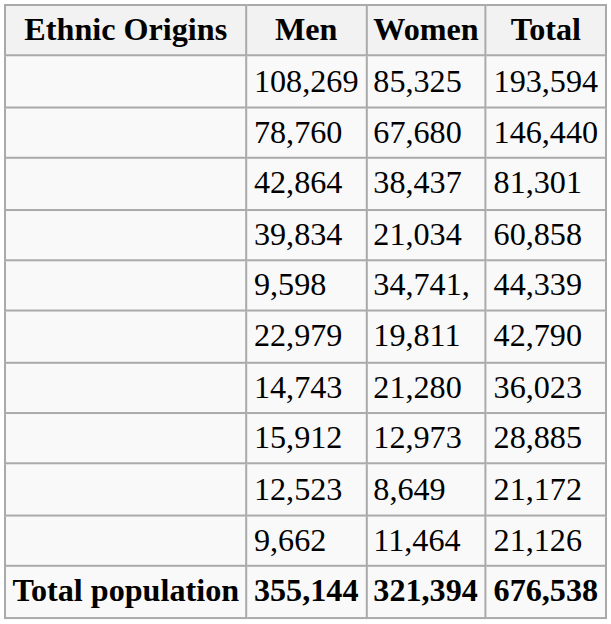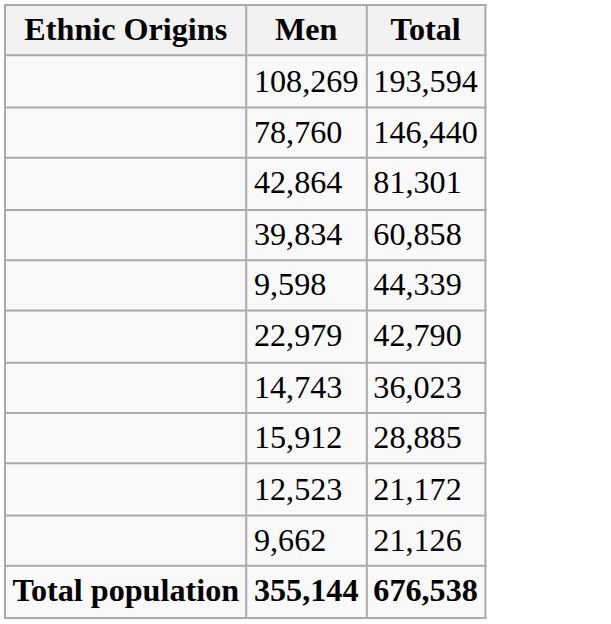- column: (426, 30)
